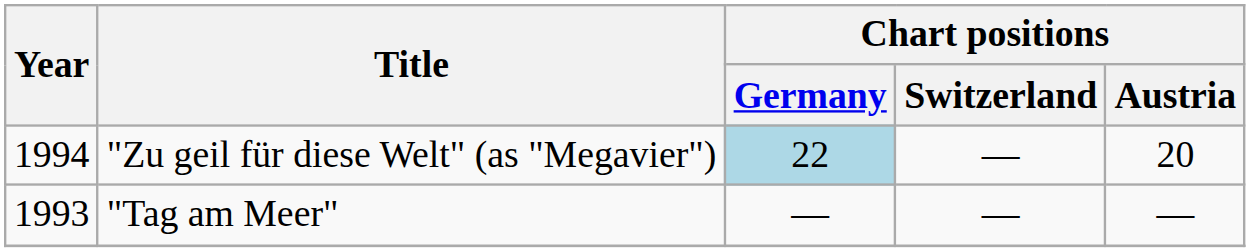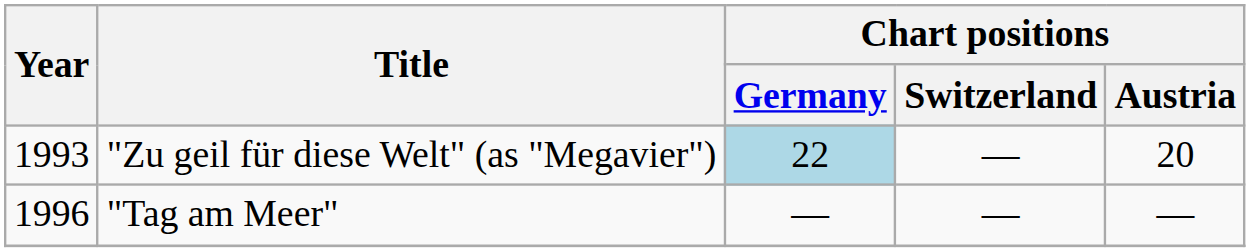(52, 154) 1994 -> (52, 154) 1993
(52, 214) 1993 -> (52, 214) 1996
